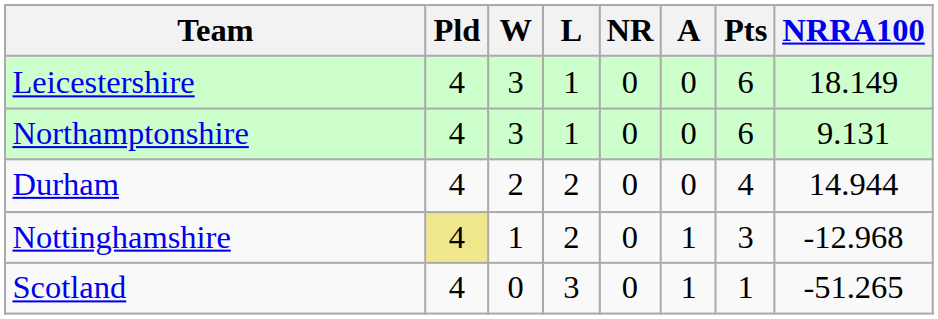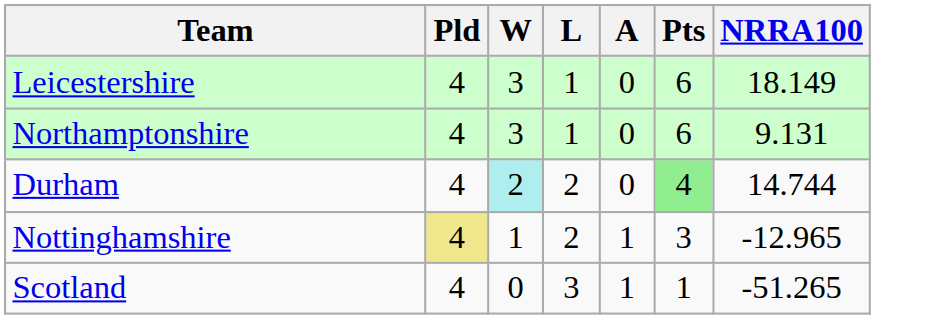- column: (630, 30)
(516, 184) no background -> (516, 184) paleturquoise background
(746, 184) no background -> (684, 184) lightgreen background
(854, 184) 14.944 -> (792, 184) 14.744
(854, 236) -12.968 -> (792, 236) -12.965
